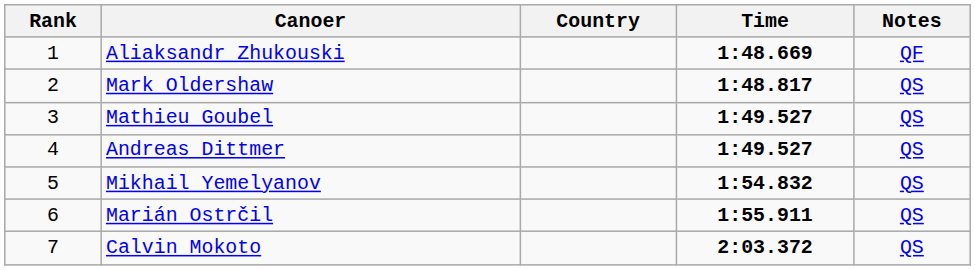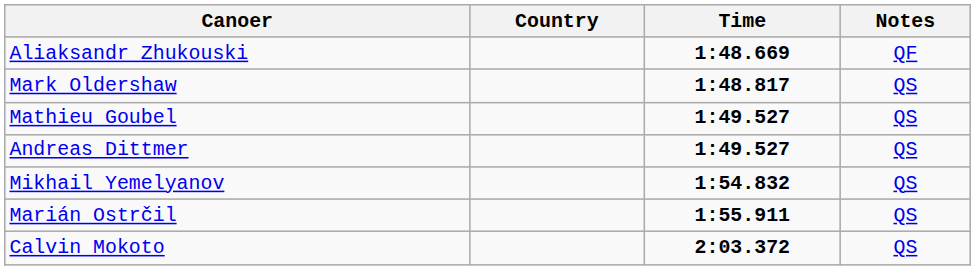- column: (53, 21)
